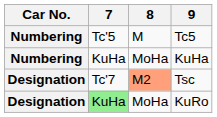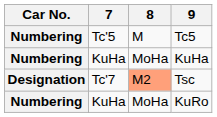(46, 101) Designation -> (46, 101) Numbering
(109, 101) lightgreen background -> (109, 101) no background
